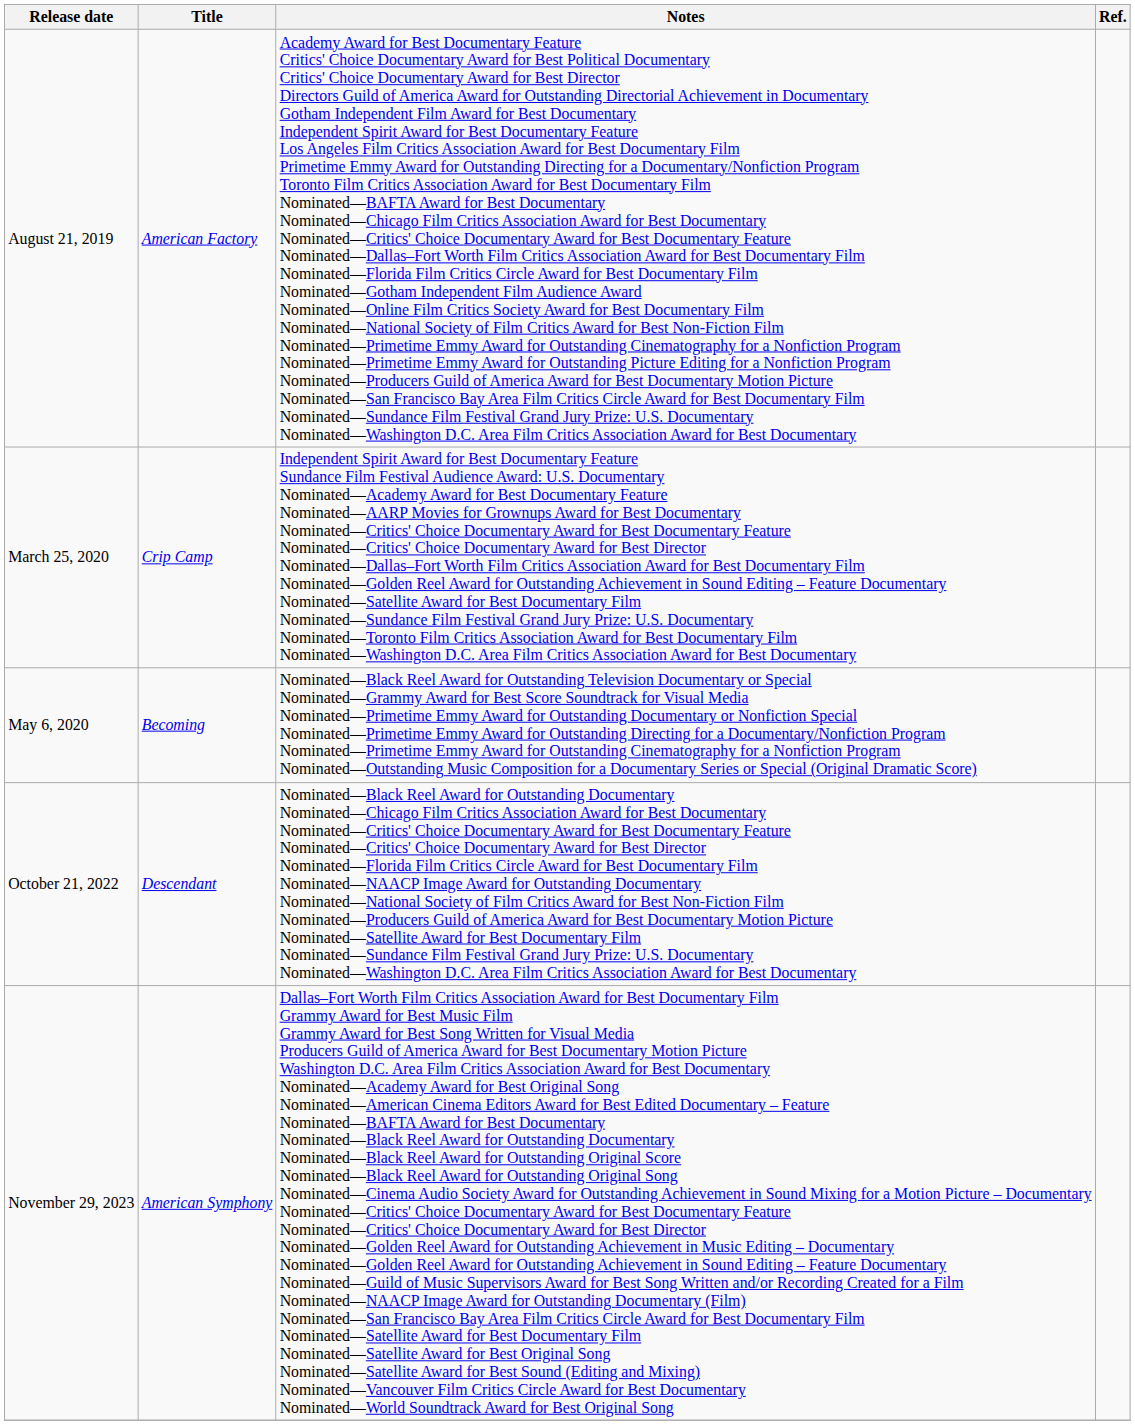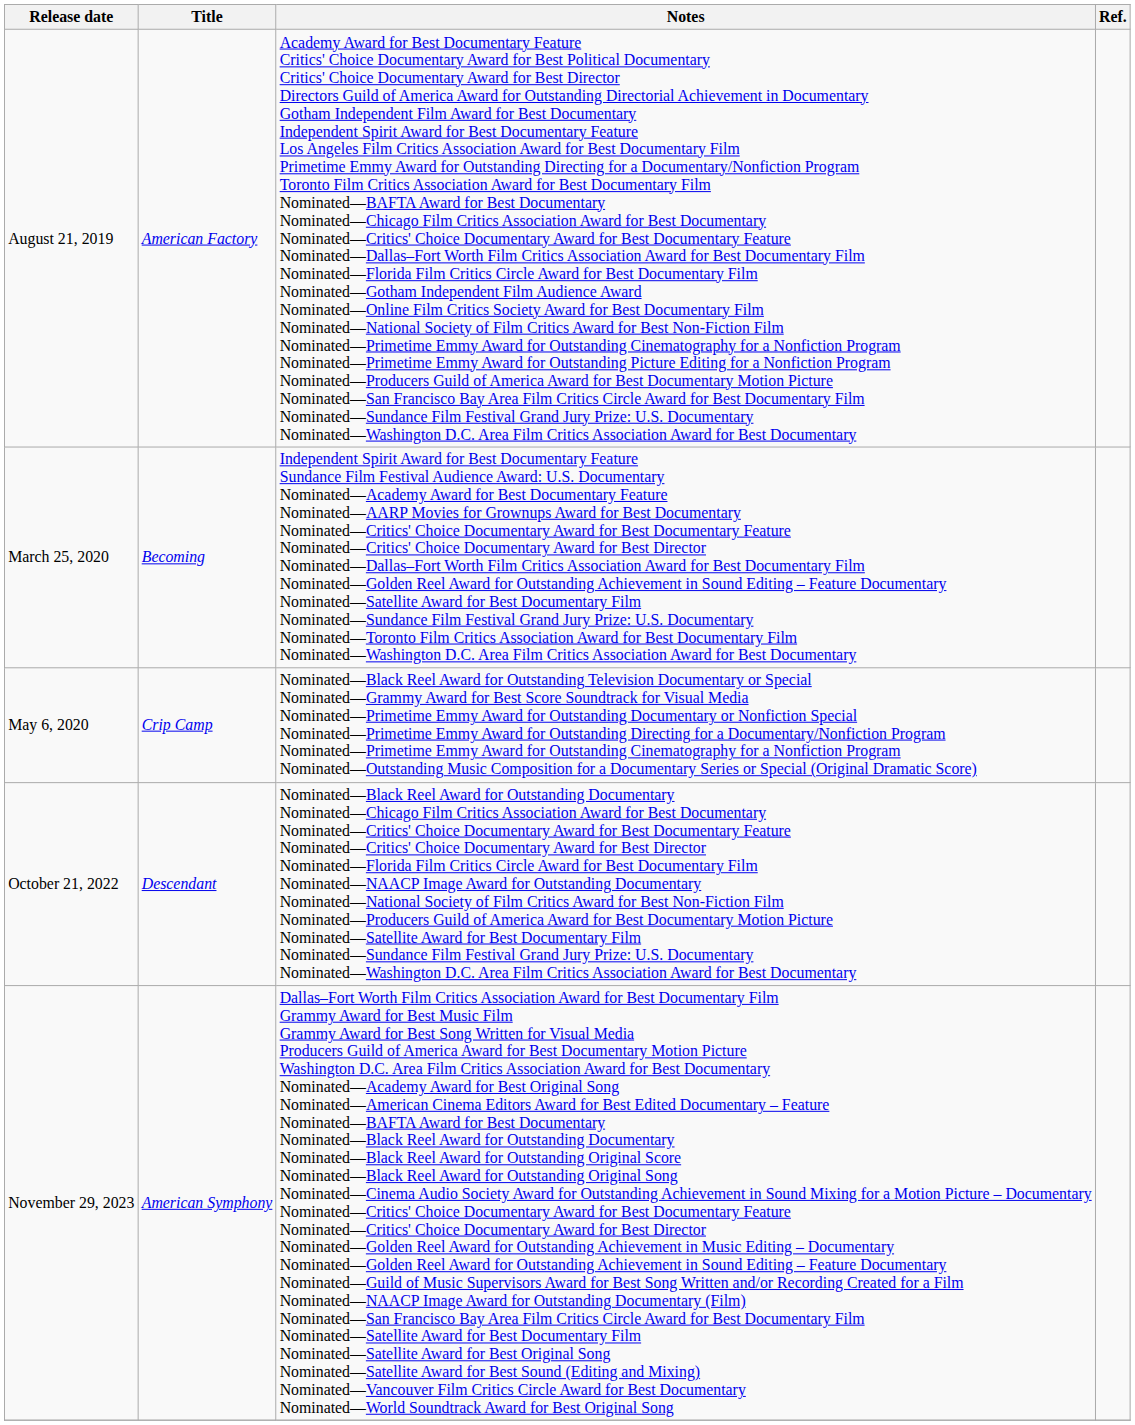(177, 557) Crip Camp -> (173, 557) Becoming
(173, 725) Becoming -> (177, 725) Crip Camp
